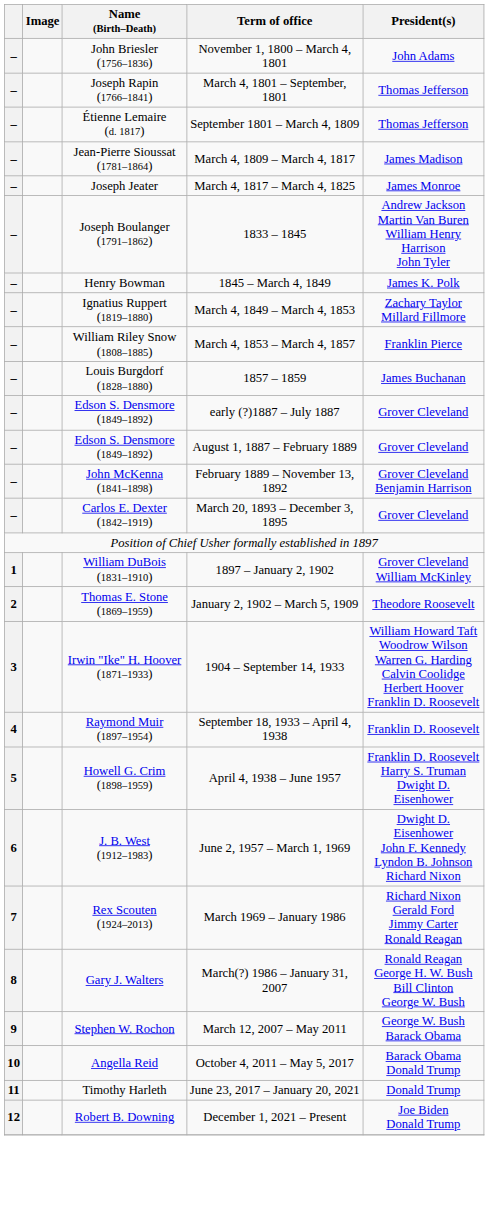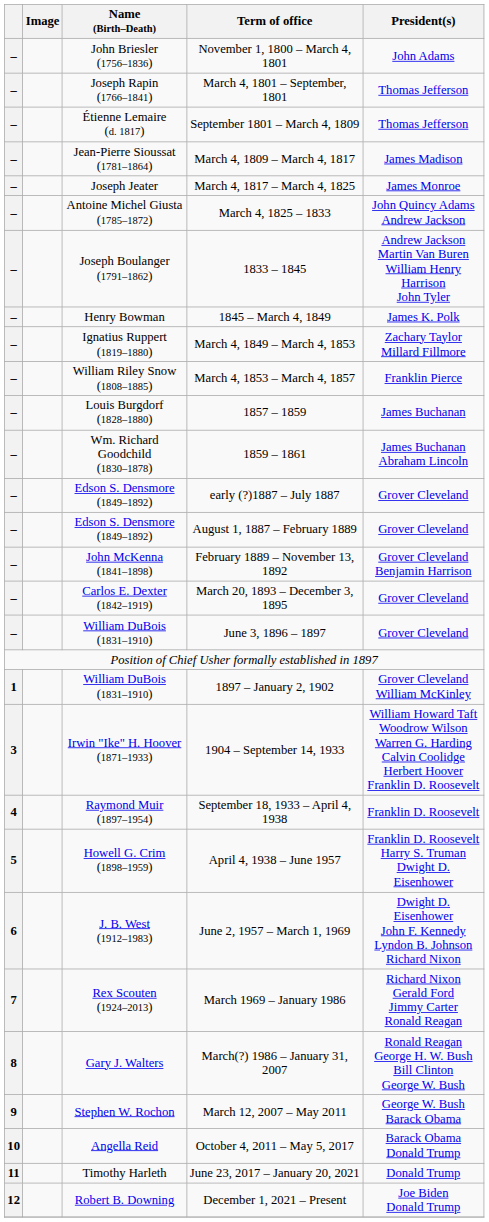+ row: (275, 213)
+ row: (275, 454)
+ row: (275, 632)
- row: (275, 604)
